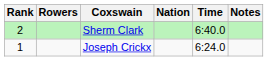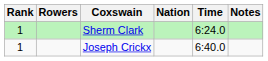(20, 30) 2 -> (20, 30) 1
(210, 30) 6:40.0 -> (210, 30) 6:24.0
(210, 47) 6:24.0 -> (210, 47) 6:40.0
